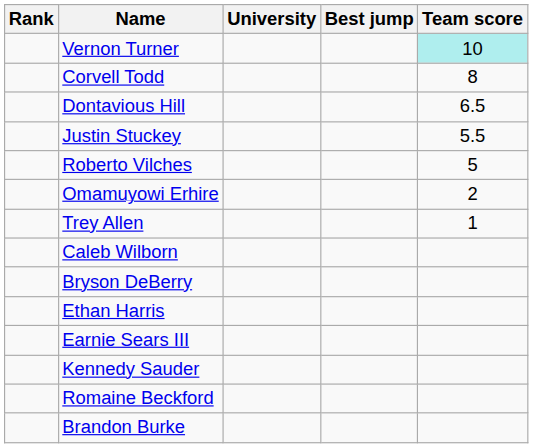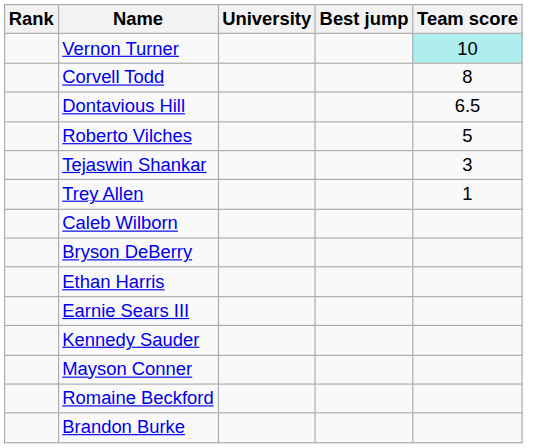- row: (122, 135)
+ row: (134, 164)
- row: (141, 194)
+ row: (127, 369)
